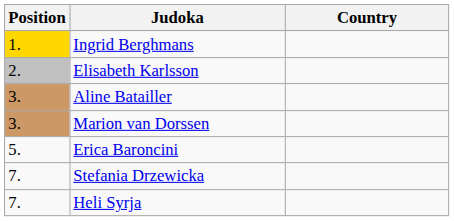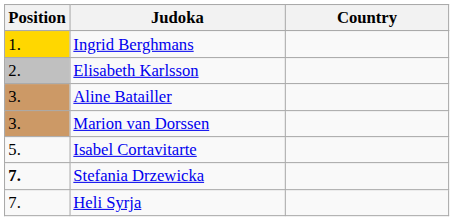- row: (126, 149)
+ row: (135, 149)
(15, 176) normal -> (15, 176) bold
